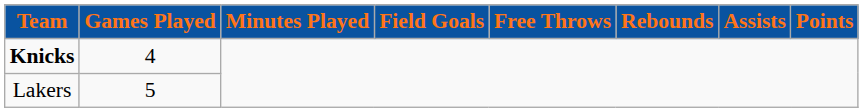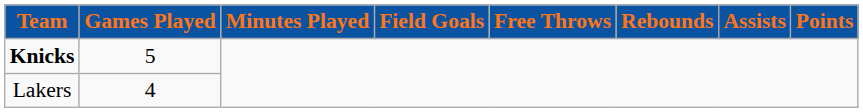(150, 55) 4 -> (150, 55) 5
(150, 90) 5 -> (150, 90) 4
